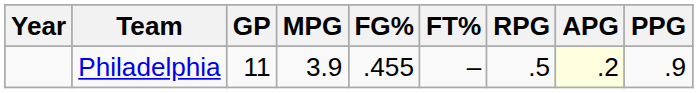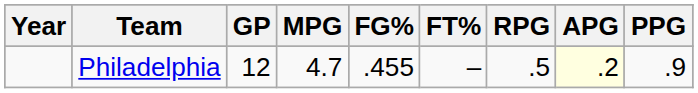(257, 67) 11 -> (256, 67) 12
(324, 67) 3.9 -> (324, 67) 4.7
